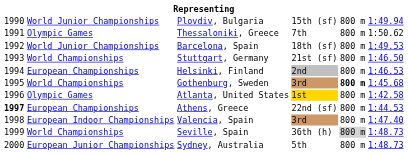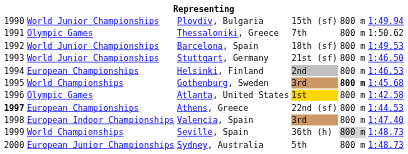(75, 58) World Championships -> (93, 58) World Junior Championships
